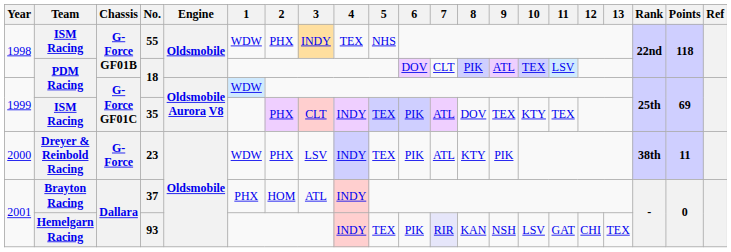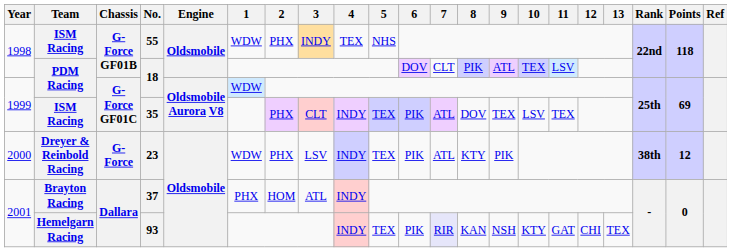(534, 114) KTY -> (534, 114) LSV
(685, 155) 11 -> (685, 155) 12
(534, 230) LSV -> (534, 230) KTY
